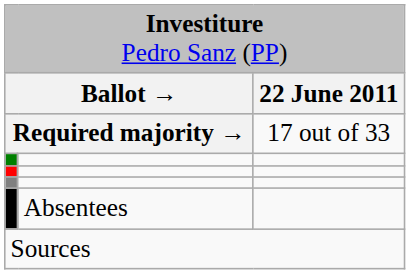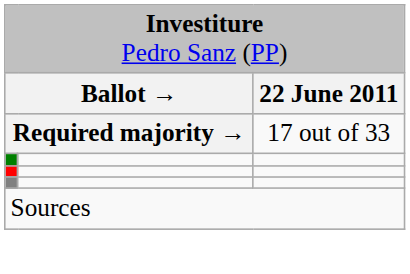- row: (11, 209)
